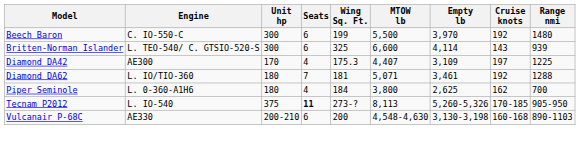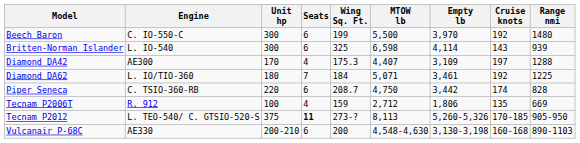(194, 49) L. TEO-540/ C. GTSIO-520-S -> (150, 49) L. IO-540
(385, 49) 6,600 -> (385, 49) 6,598
(542, 62) 1225 -> (542, 62) 1288
(340, 76) 181 -> (340, 76) 184
(542, 76) 1288 -> (542, 76) 1225
- row: (42, 90)
+ row: (37, 90)
+ row: (39, 104)
(150, 104) L. IO-540 -> (194, 117) L. TEO-540/ C. GTSIO-520-S
